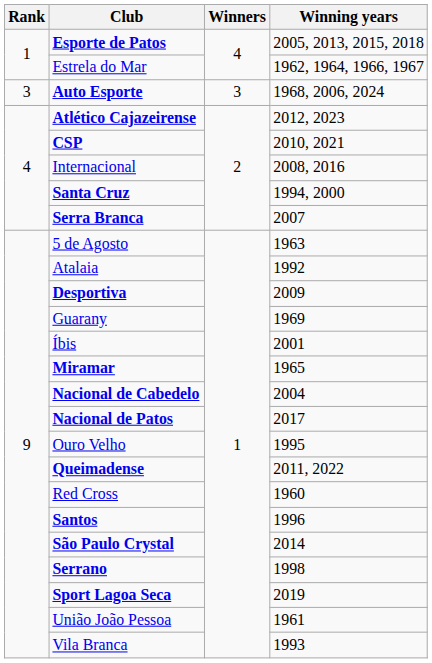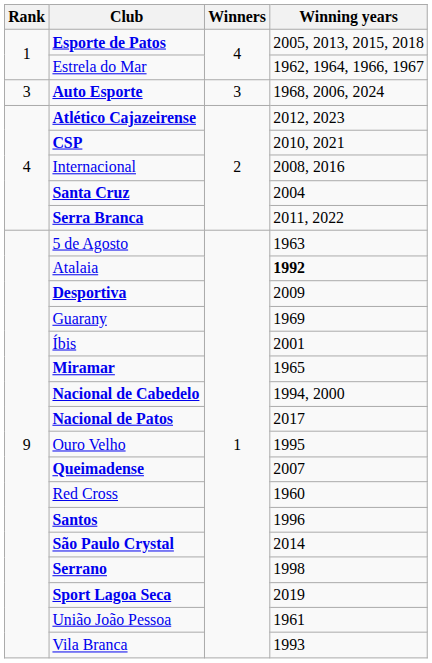(309, 192) 1994, 2000 -> (289, 192) 2004
(289, 218) 2007 -> (309, 218) 2011, 2022
(289, 268) normal -> (289, 268) bold
(289, 393) 2004 -> (309, 393) 1994, 2000
(309, 469) 2011, 2022 -> (289, 469) 2007
